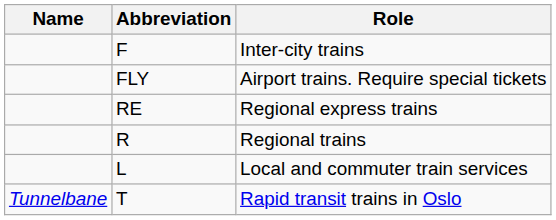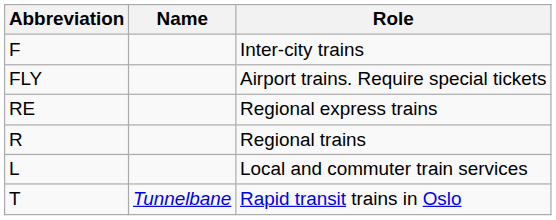columns swapped: (58, 19) <-> (174, 19)
